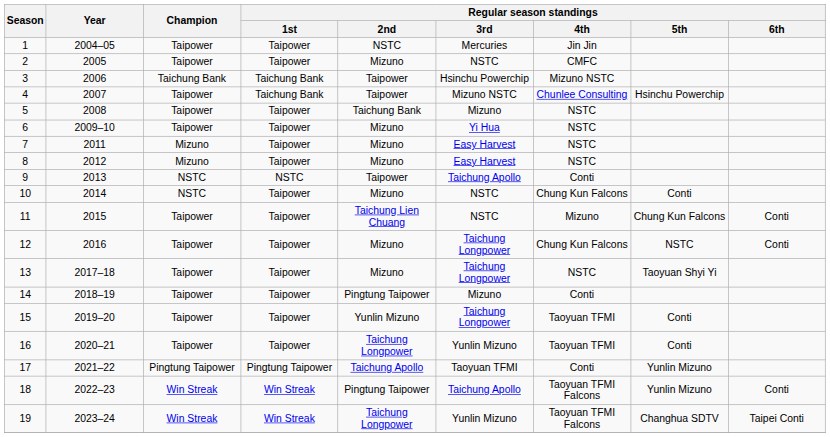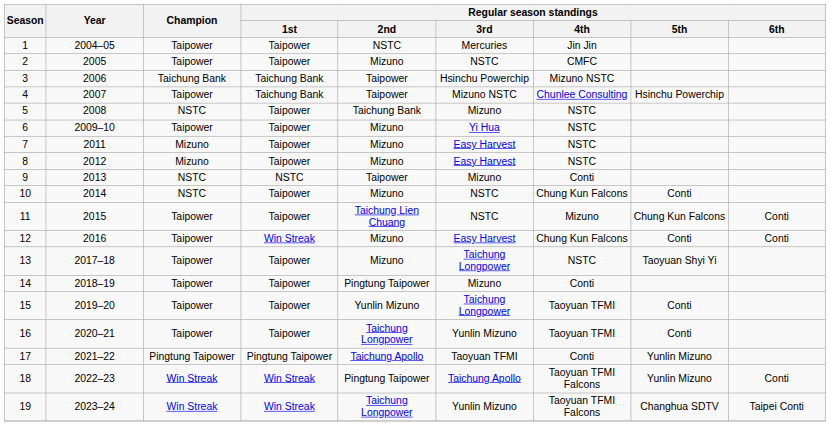(192, 111) Taipower -> (192, 111) NSTC
(484, 177) Taichung Apollo -> (484, 177) Mizuno
(289, 244) Taipower -> (289, 238) Win Streak
(484, 244) Taichung Longpower -> (484, 238) Easy Harvest
(679, 244) NSTC -> (679, 238) Conti
